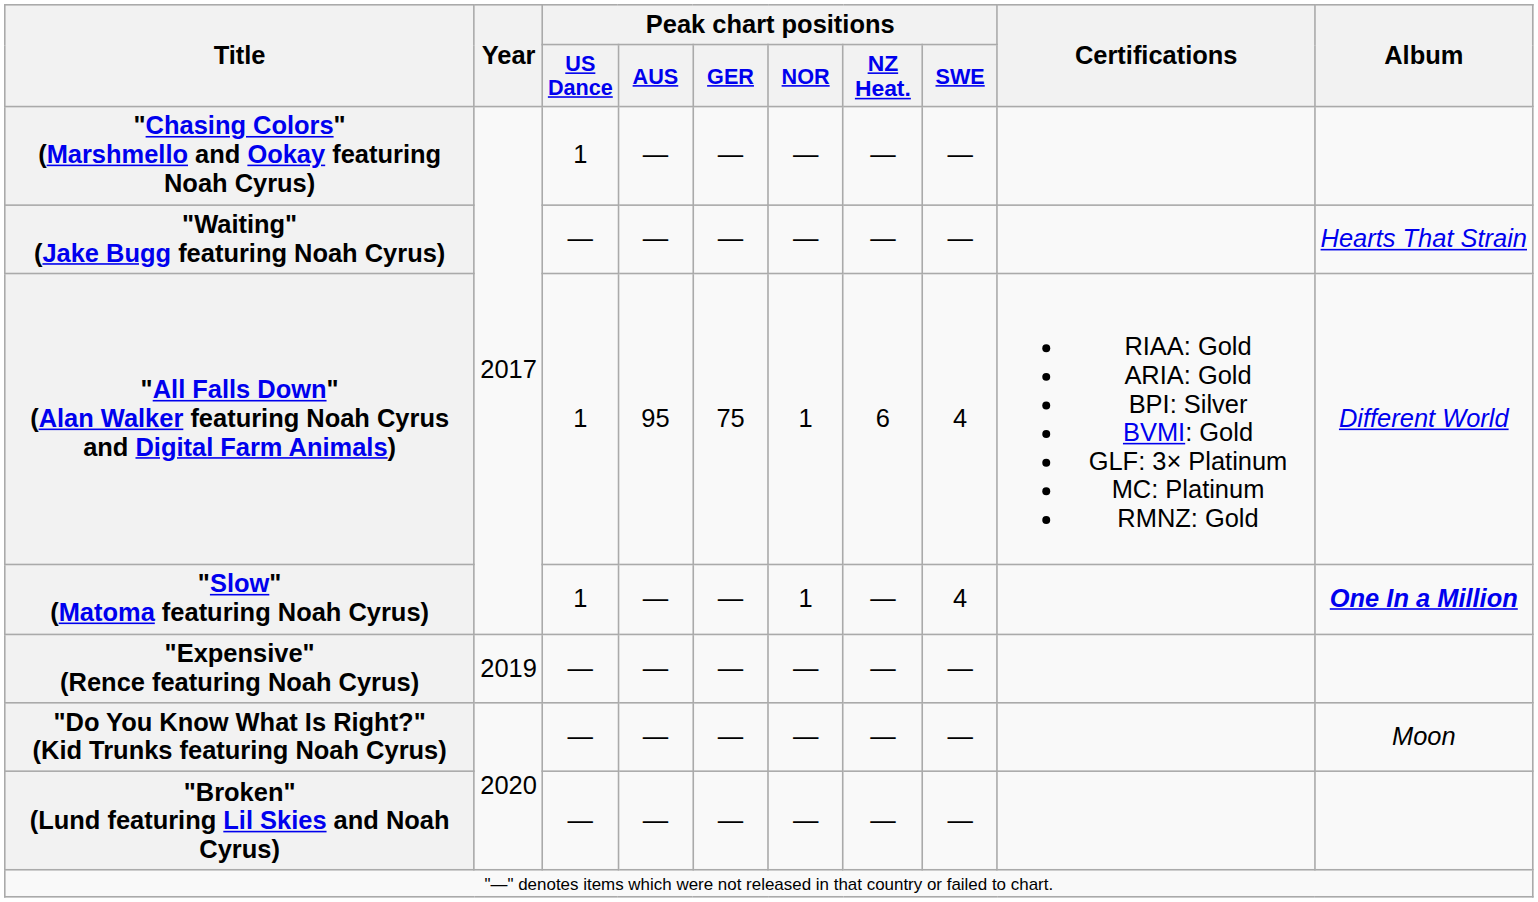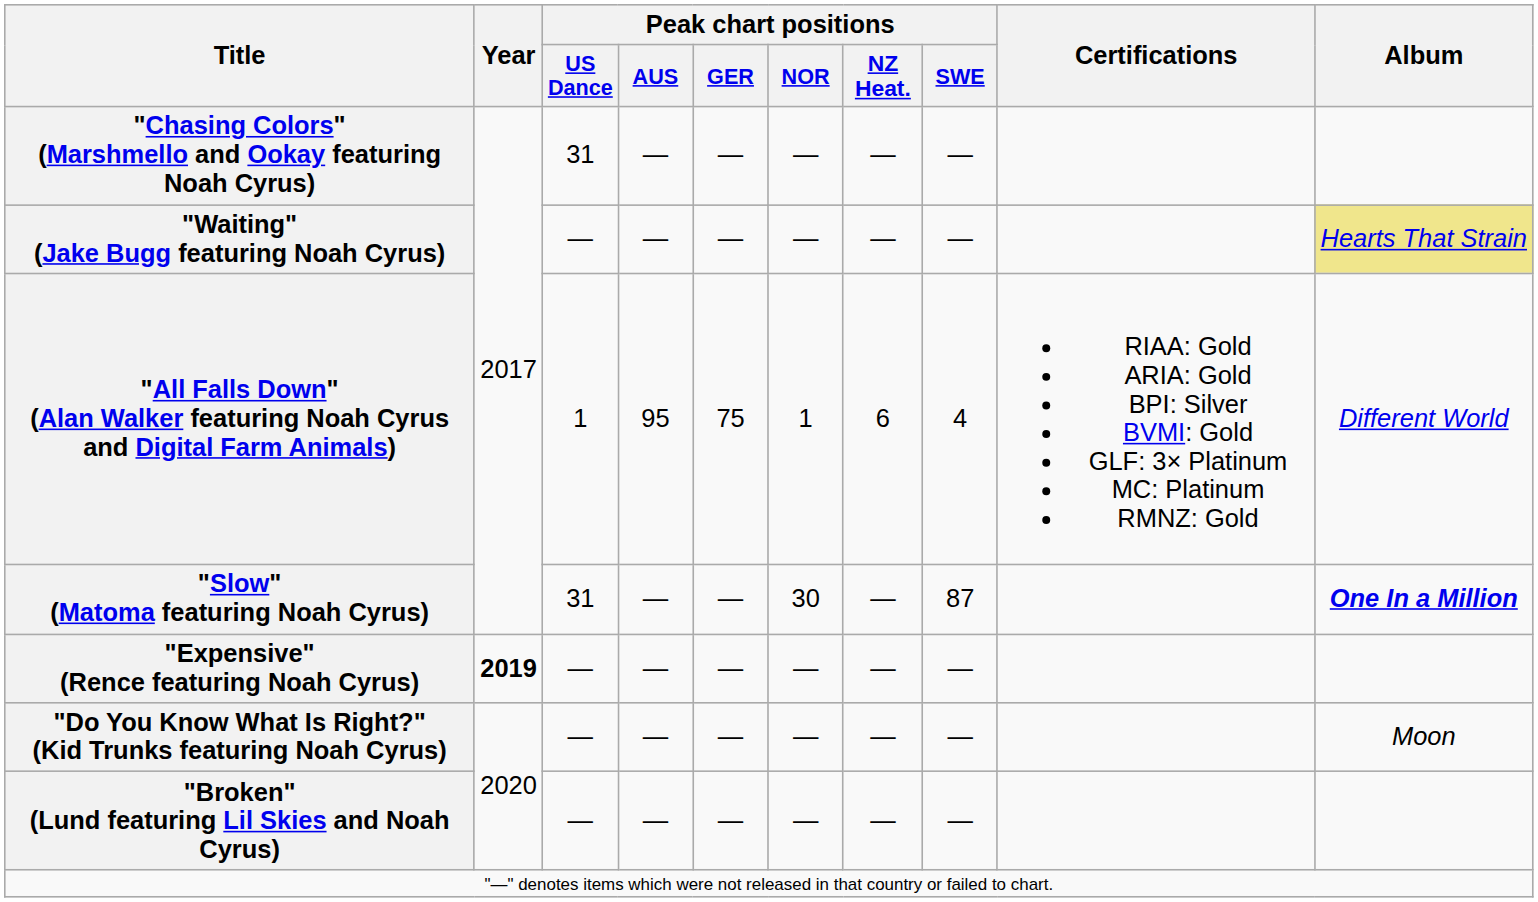(580, 155) 1 -> (580, 155) 31
(1424, 238) no background -> (1424, 238) khaki background
(580, 599) 1 -> (580, 599) 31
(806, 599) 1 -> (806, 599) 30
(960, 599) 4 -> (960, 599) 87
(509, 668) normal -> (509, 668) bold
